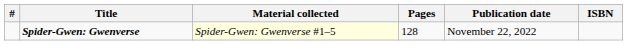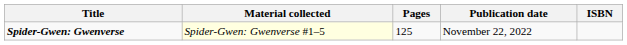- column: (12, 13)
(410, 31) 128 -> (404, 31) 125
